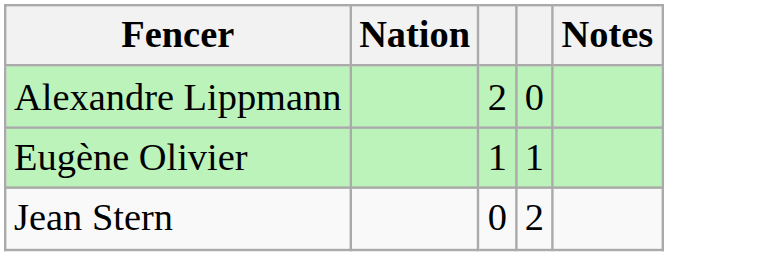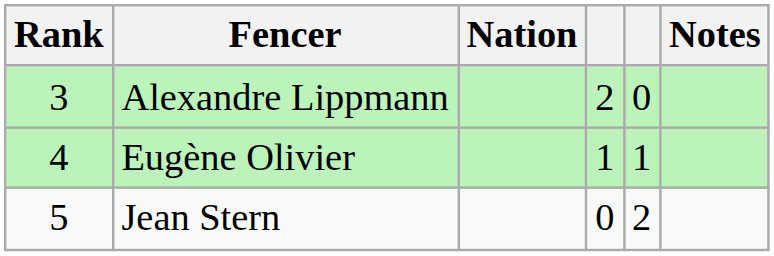+ column: (59, 34)
